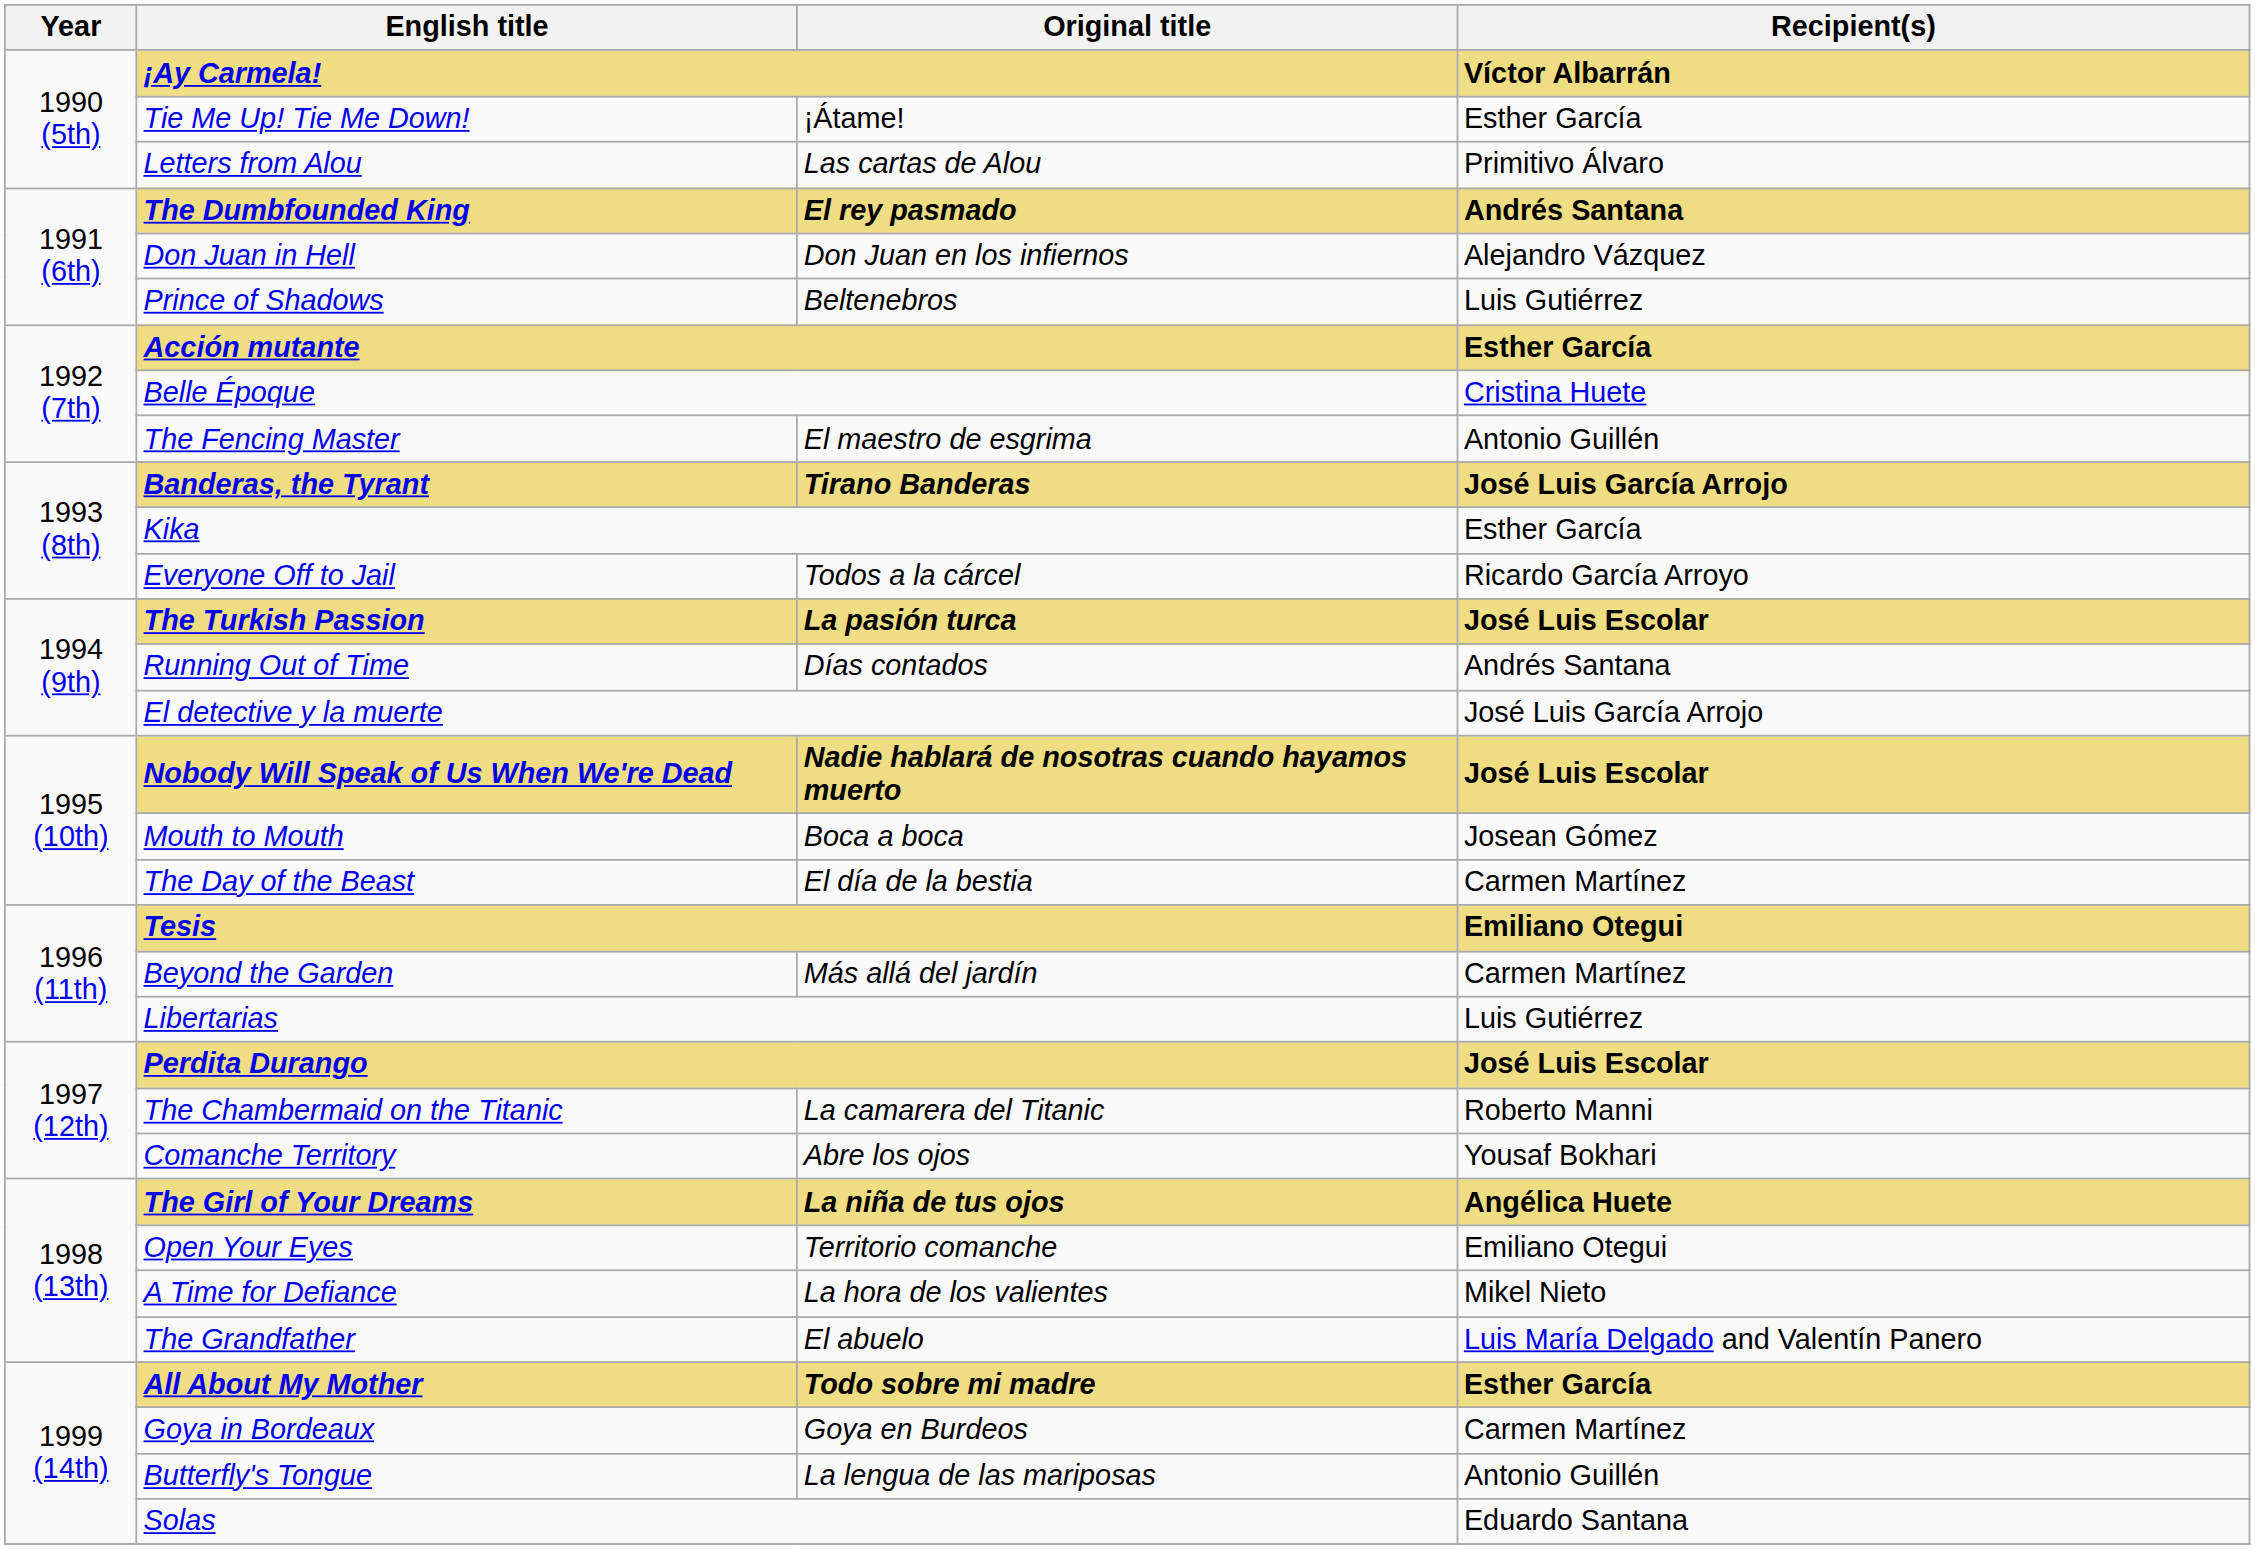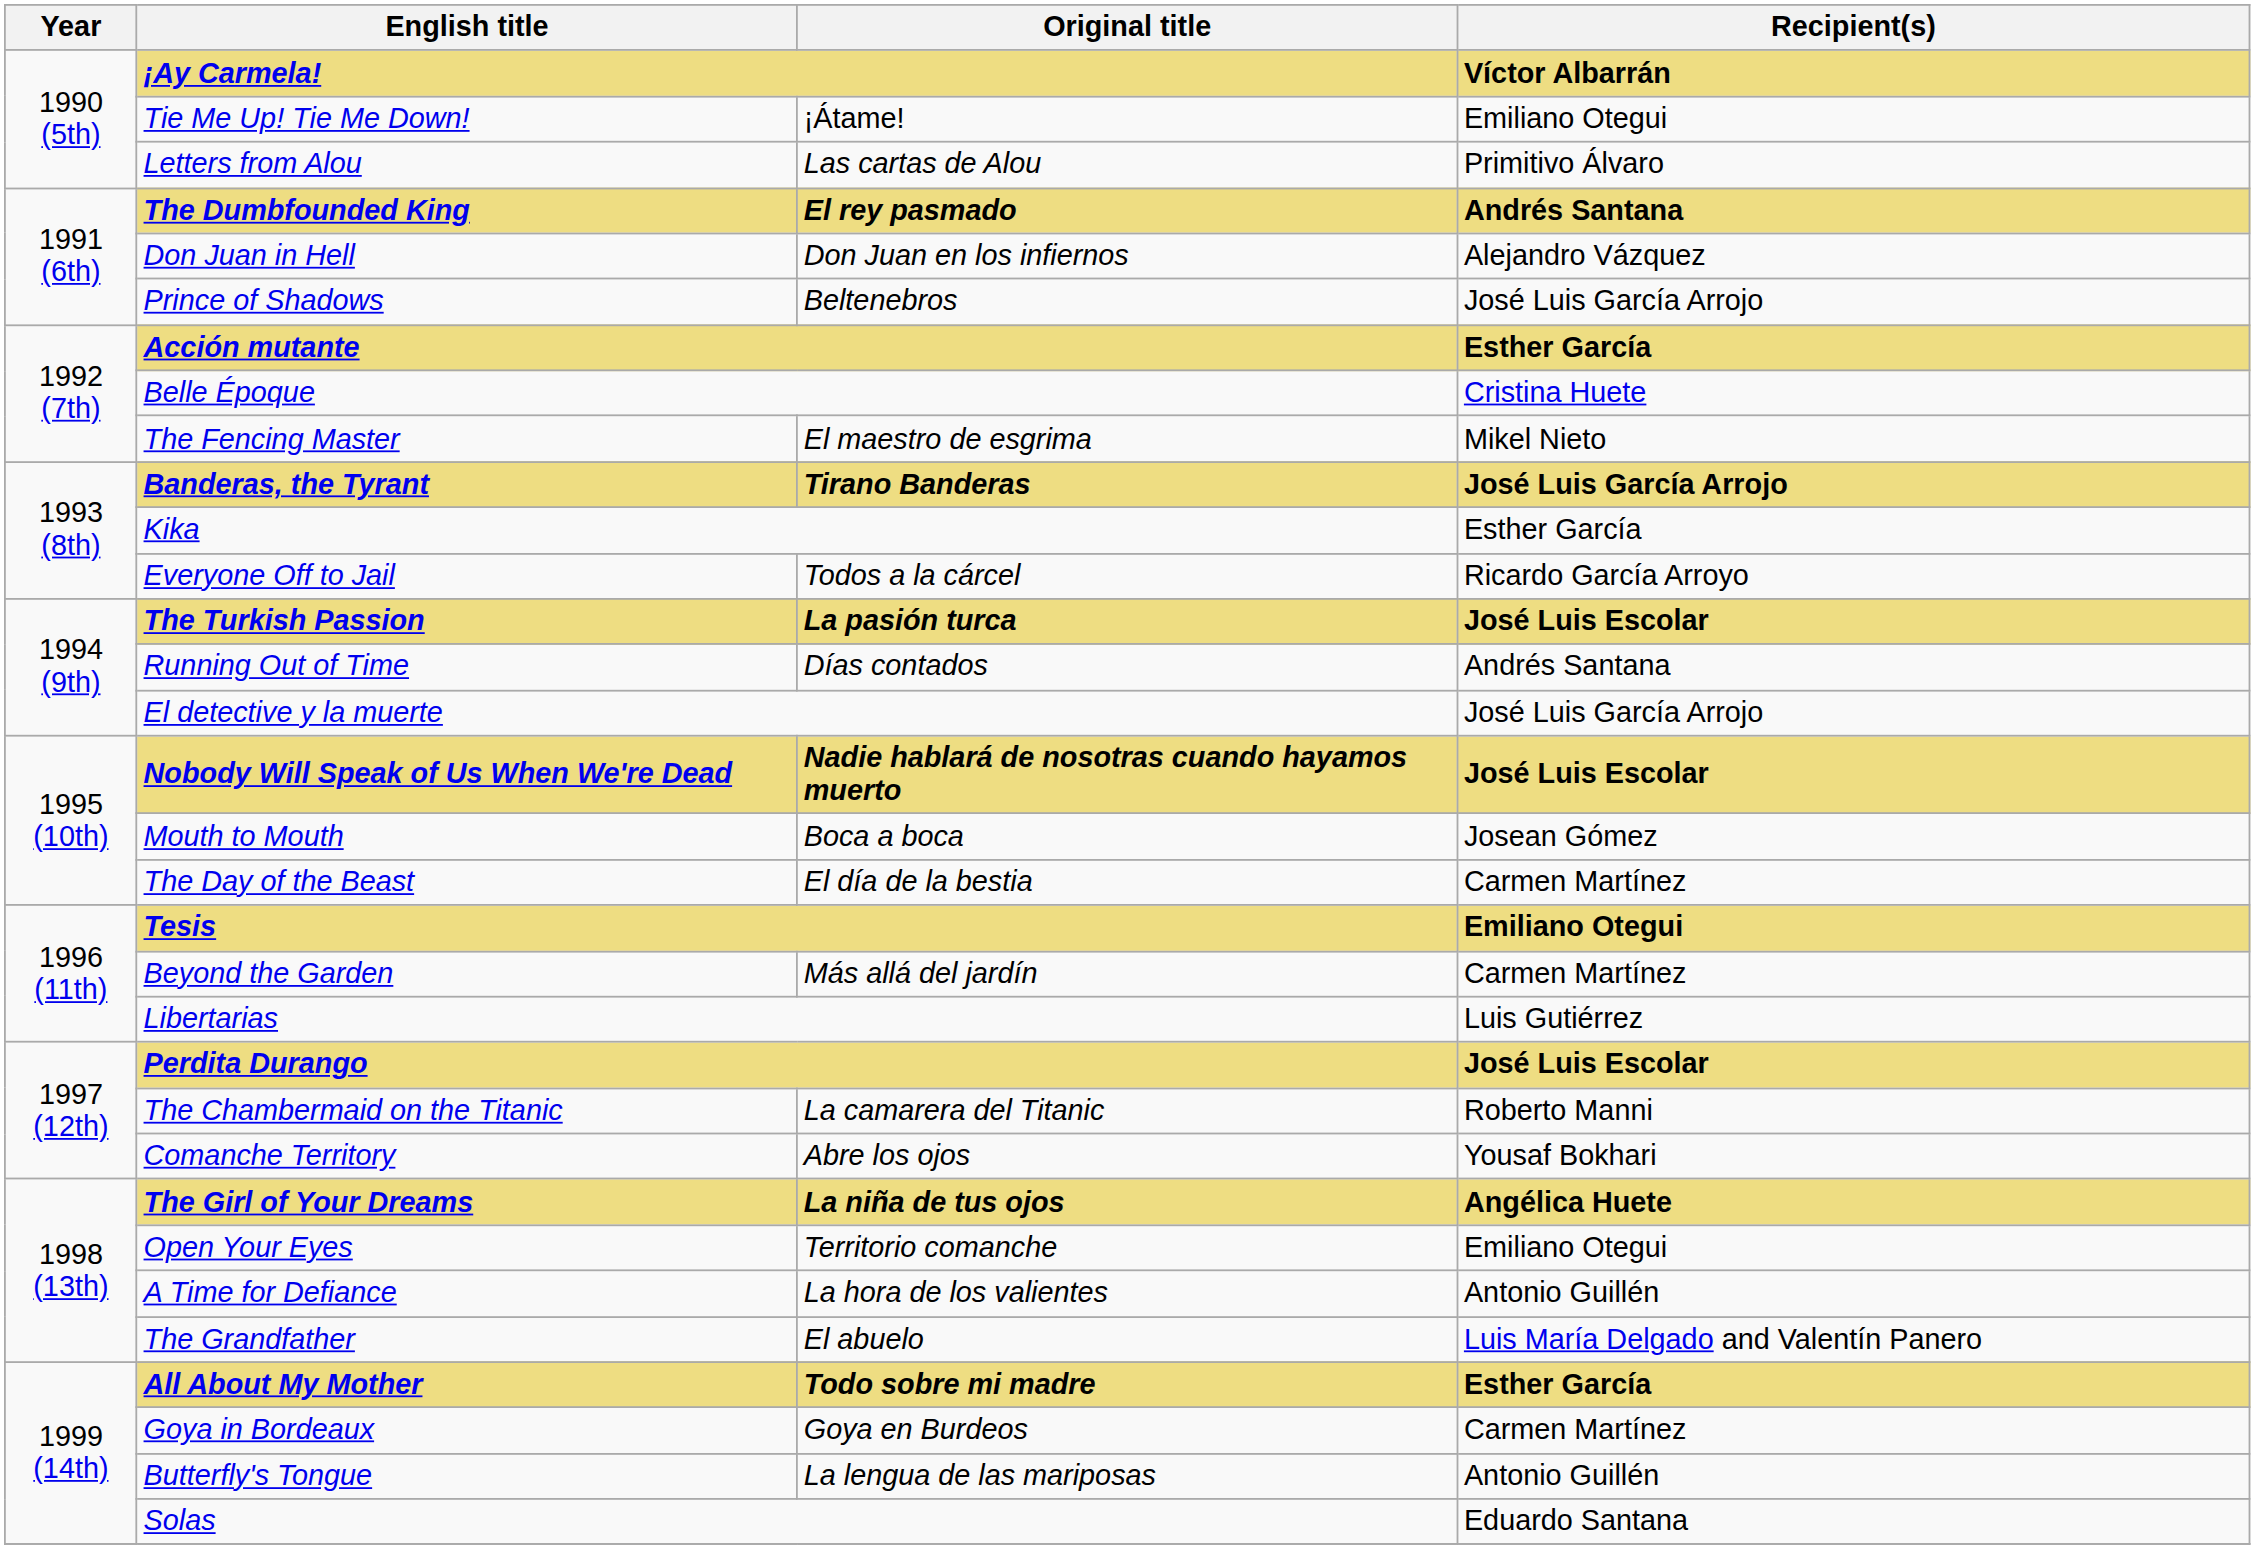(1553, 118) Esther García -> (1566, 118) Emiliano Otegui
(1554, 301) Luis Gutiérrez -> (1614, 301) José Luis García Arrojo
(1562, 438) Antonio Guillén -> (1535, 438) Mikel Nieto
(1535, 1292) Mikel Nieto -> (1562, 1292) Antonio Guillén
